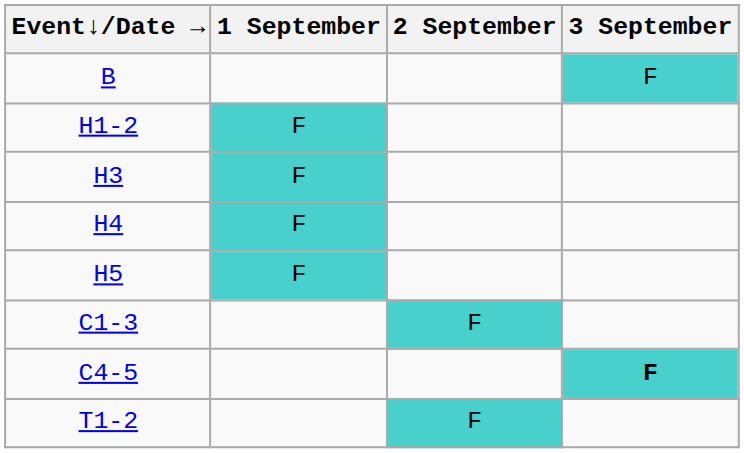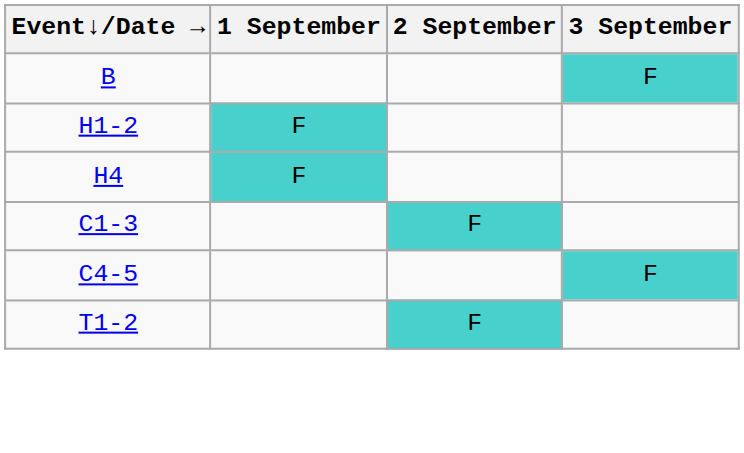- row: (108, 177)
- row: (108, 275)
(650, 373) bold -> (650, 275) normal
